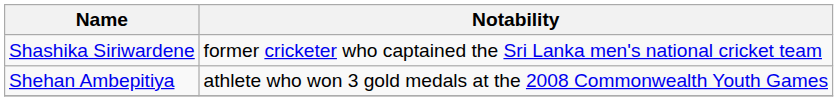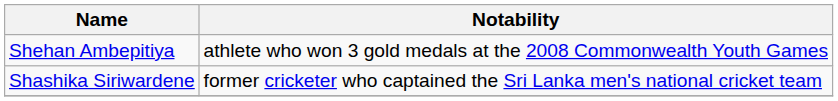rows swapped: (102, 50) <-> (92, 80)
